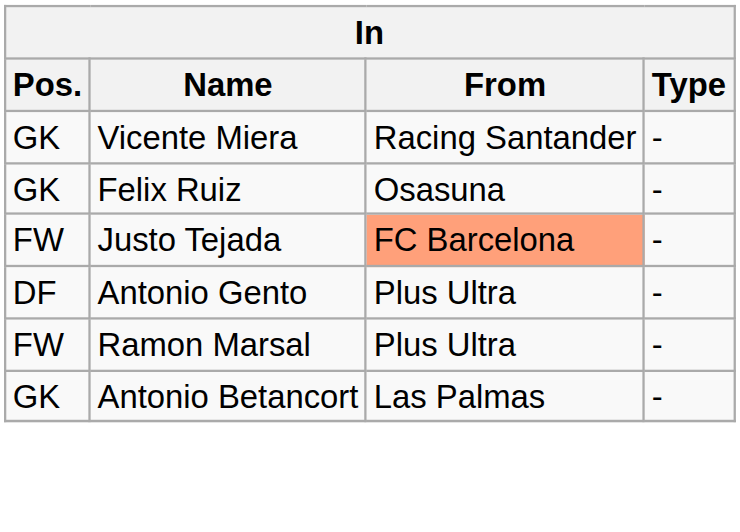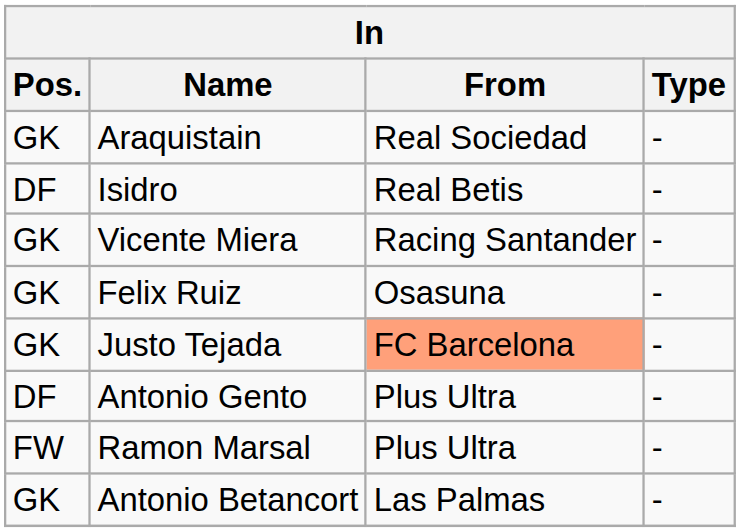+ row: (180, 137)
+ row: (138, 188)
(38, 240) FW -> (37, 344) GK
